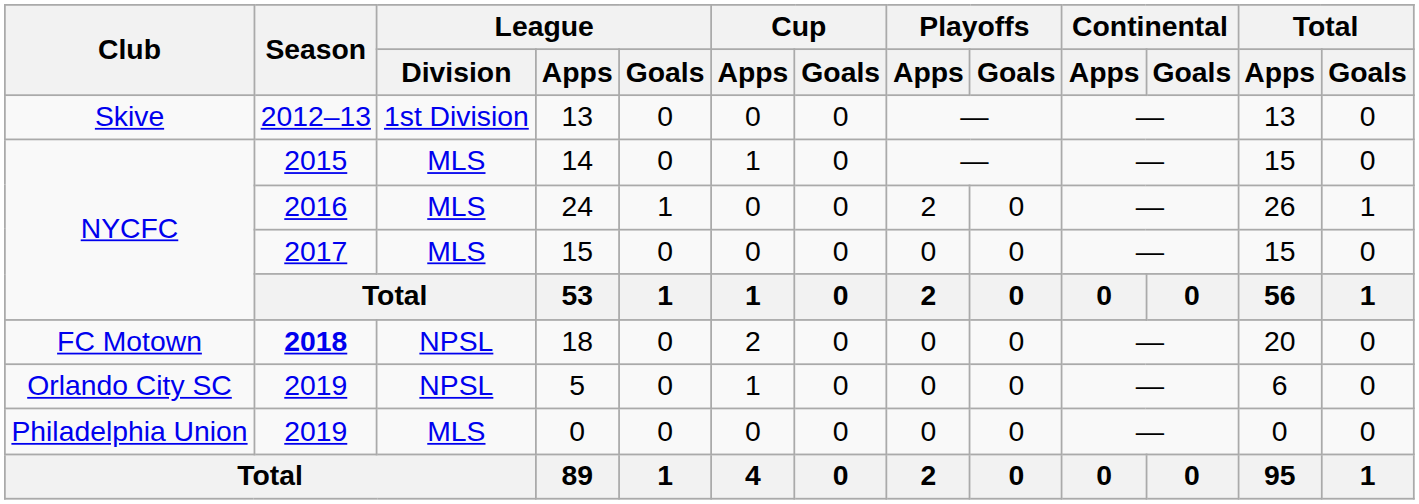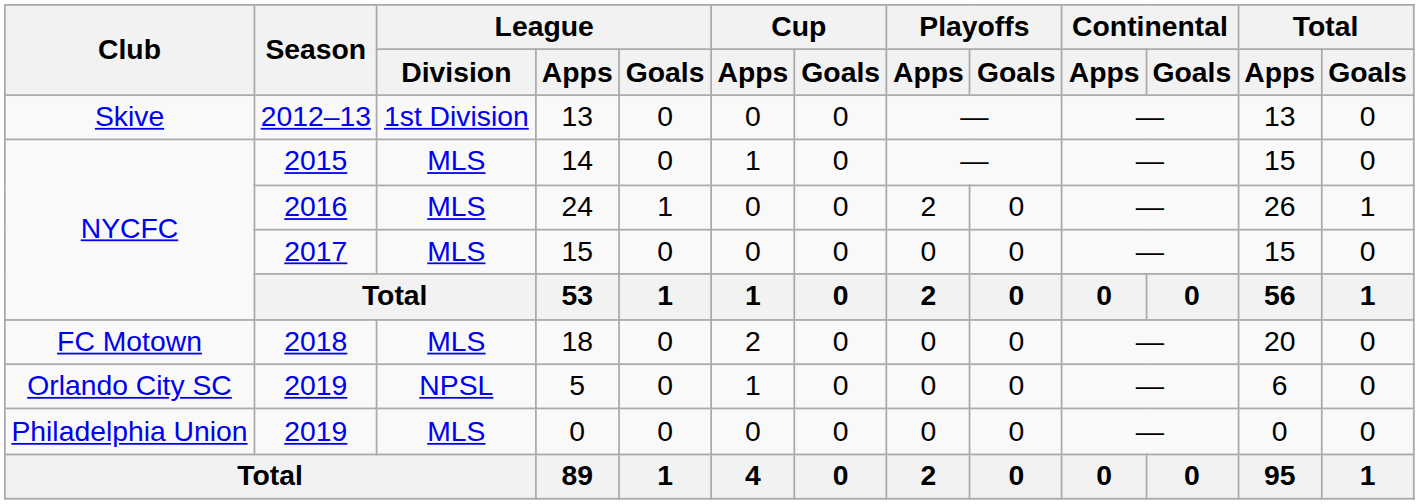(316, 341) bold -> (316, 341) normal
(456, 341) NPSL -> (456, 341) MLS
